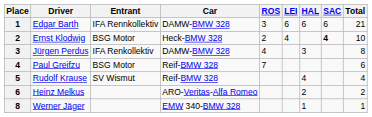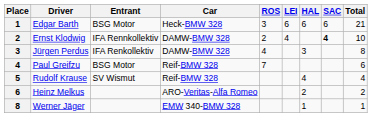(125, 24) IFA Rennkollektiv -> (114, 24) BSG Motor
(196, 24) DAMW-BMW 328 -> (192, 24) Heck-BMW 328
(114, 38) BSG Motor -> (125, 38) IFA Rennkollektiv
(192, 38) Heck-BMW 328 -> (196, 38) DAMW-BMW 328
